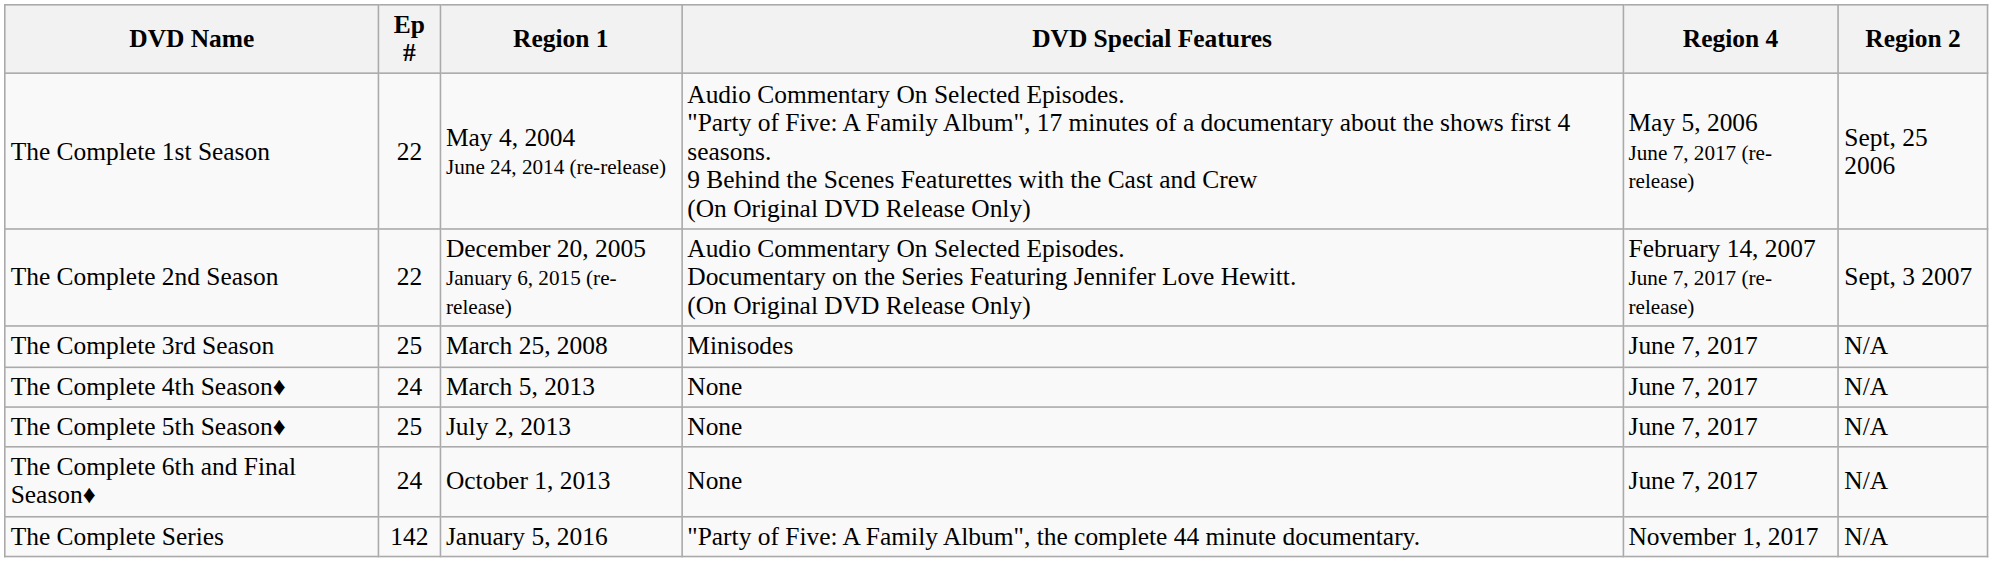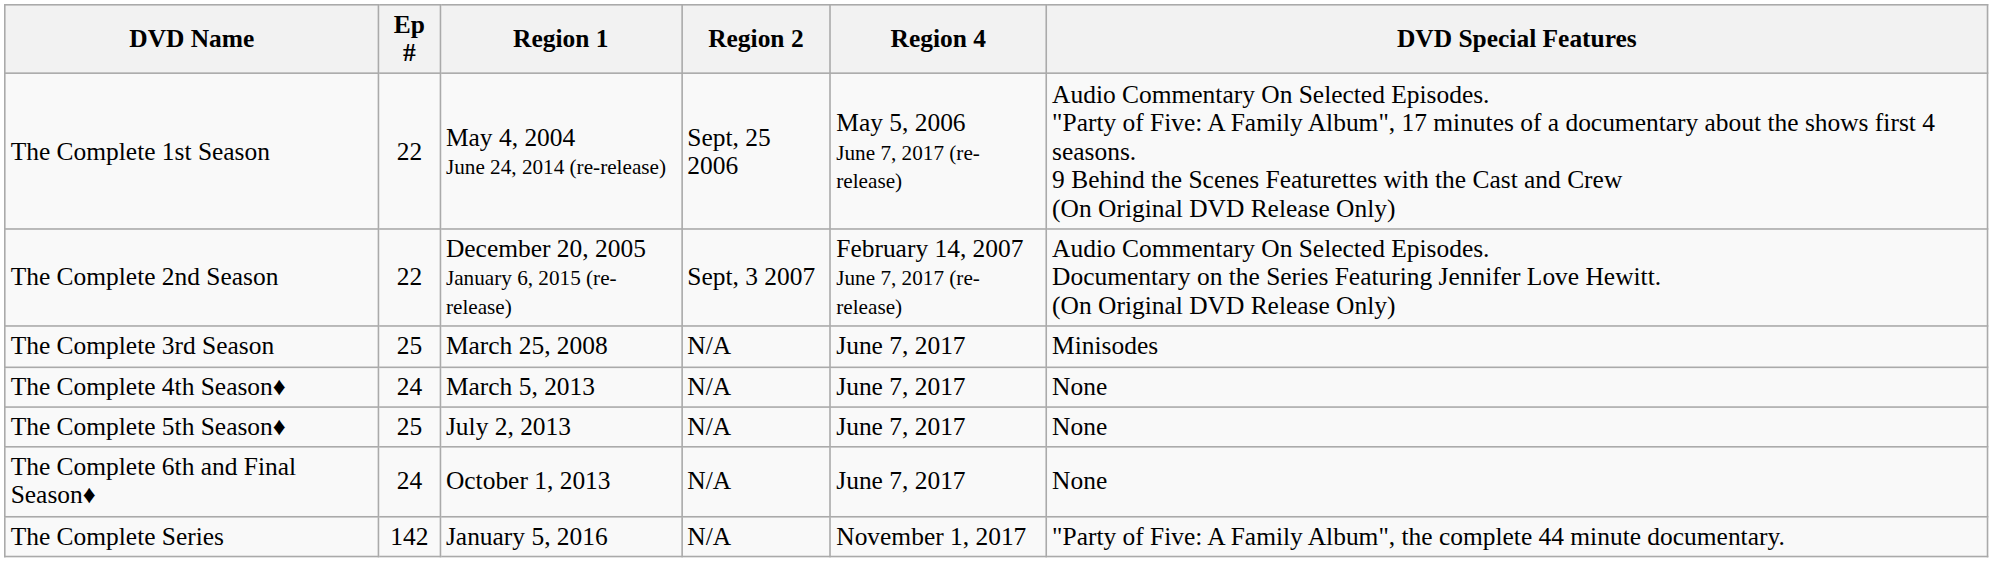columns swapped: (1913, 38) <-> (1152, 38)
